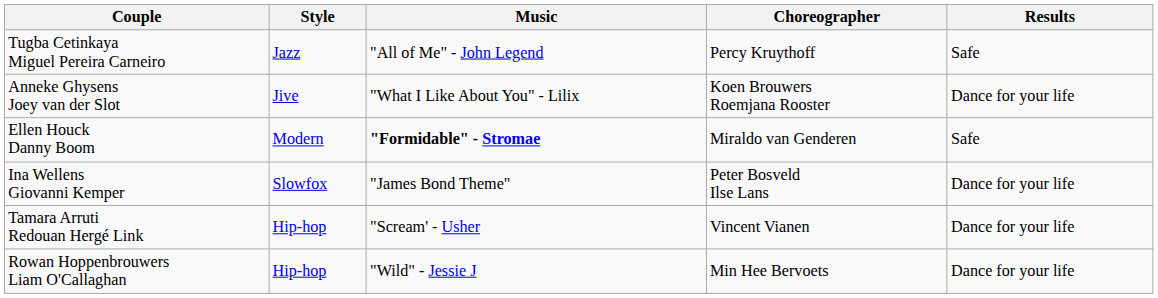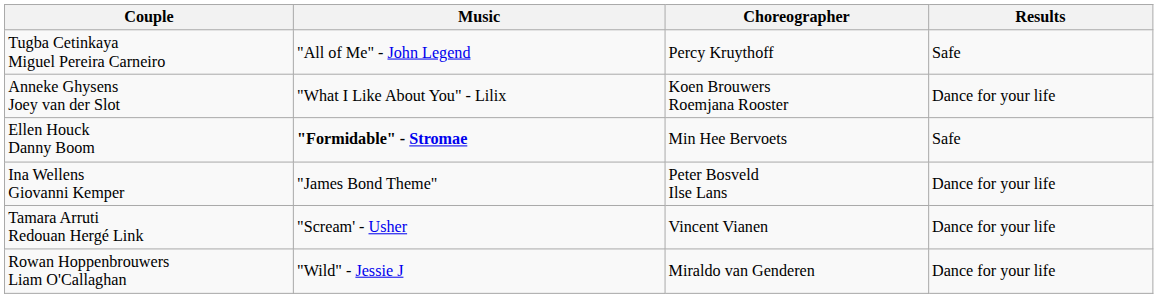- column: (318, 17)
(783, 139) Miraldo van Genderen -> (728, 139) Min Hee Bervoets
(769, 271) Min Hee Bervoets -> (742, 271) Miraldo van Genderen
